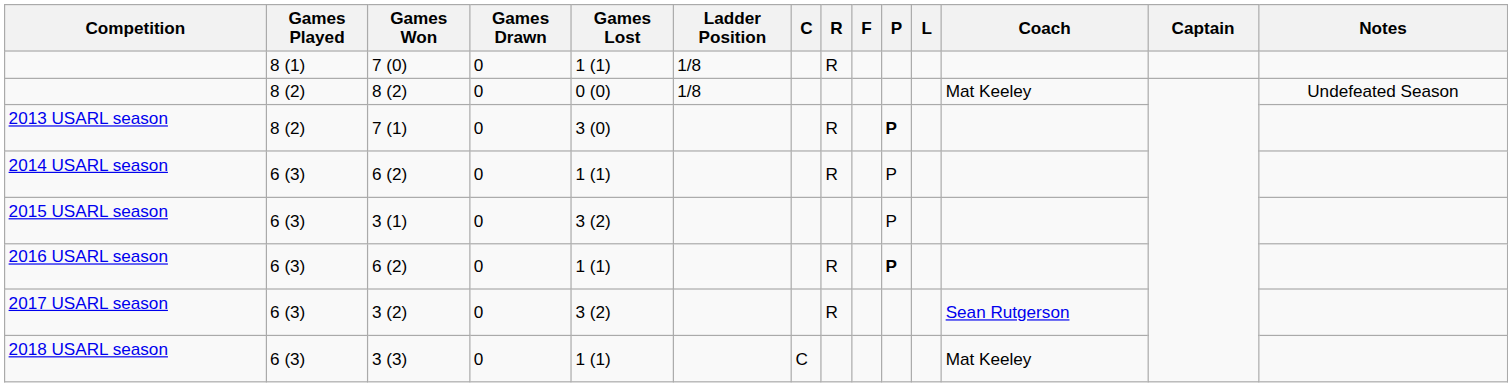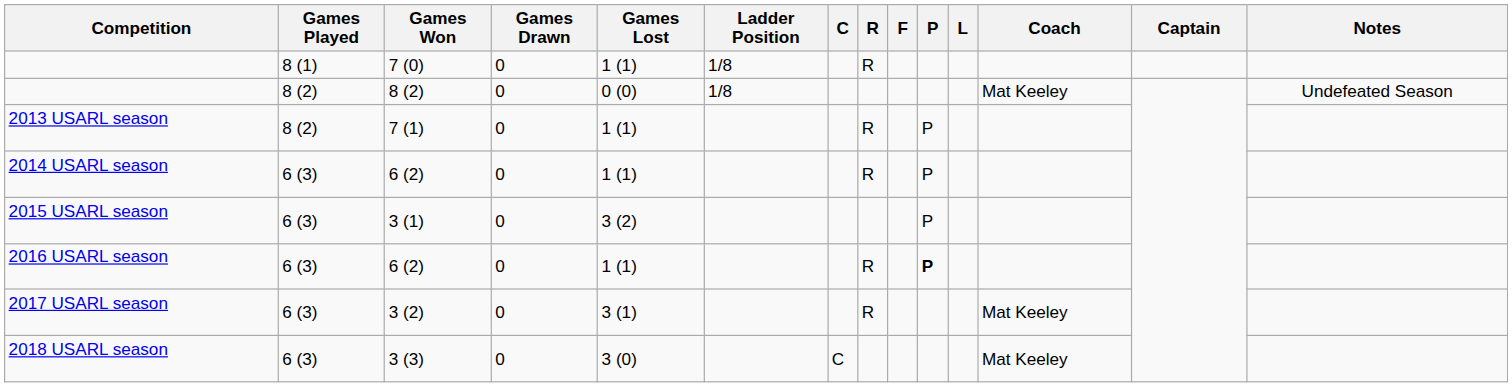(593, 128) 3 (0) -> (619, 128) 1 (1)
(891, 128) bold -> (928, 128) normal
(593, 313) 3 (2) -> (619, 313) 3 (1)
(1008, 313) Sean Rutgerson -> (1025, 313) Mat Keeley
(593, 359) 1 (1) -> (619, 359) 3 (0)
